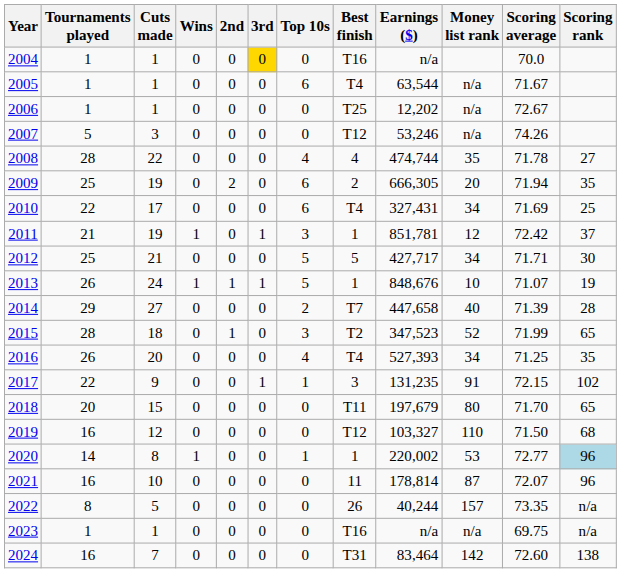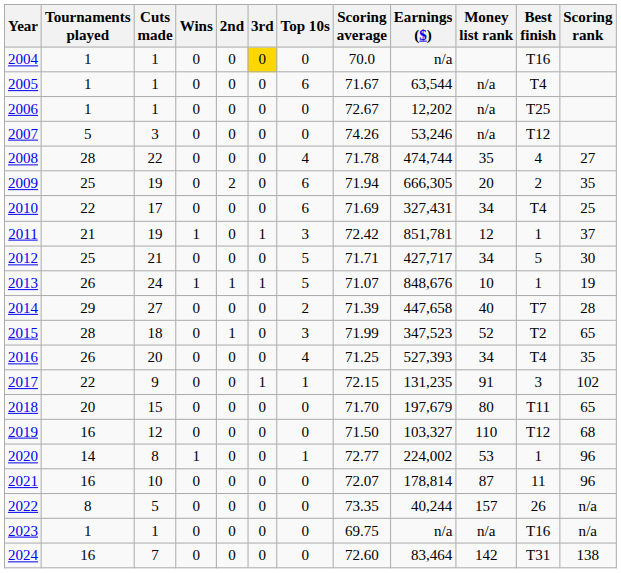columns swapped: (355, 26) <-> (531, 26)
(414, 456) 220,002 -> (428, 456) 224,002
(588, 456) lightblue background -> (588, 456) no background
